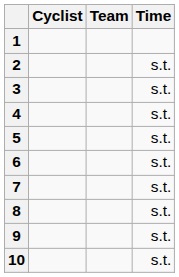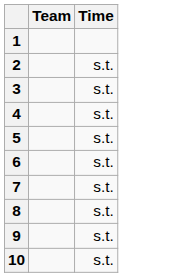- column: (57, 16)
